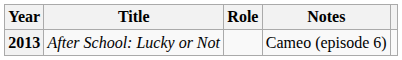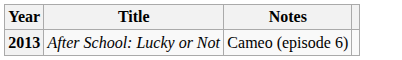- column: (243, 17)
